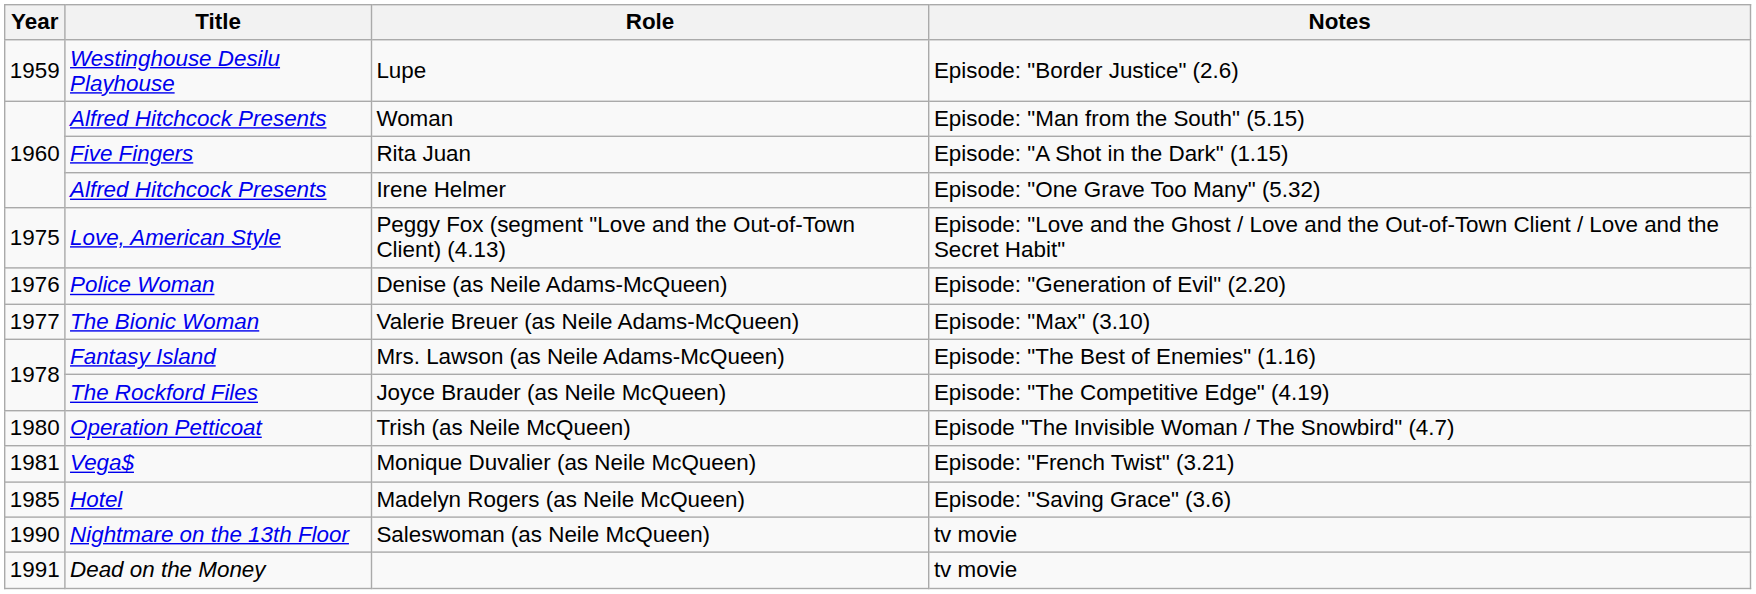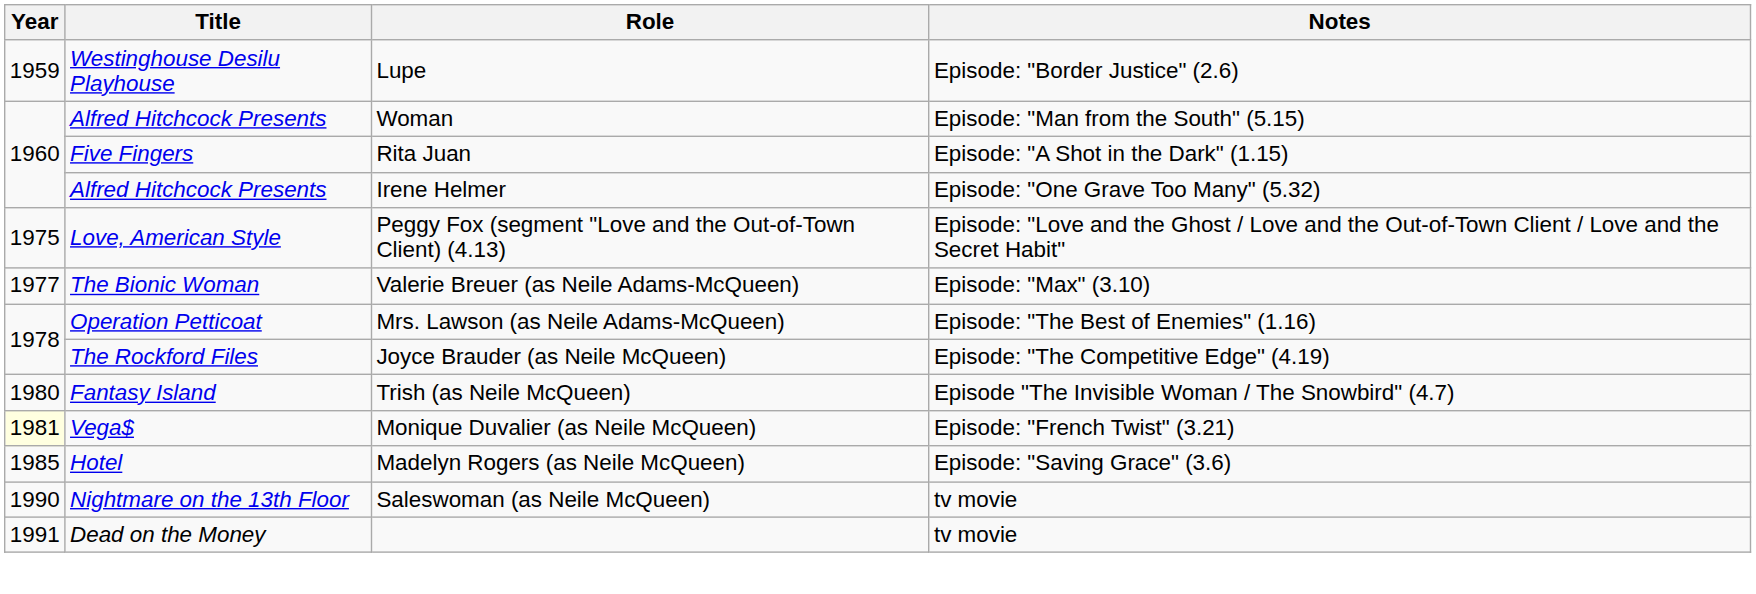- row: (552, 285)
(143, 356) Fantasy Island -> (166, 321) Operation Petticoat
(166, 427) Operation Petticoat -> (143, 392) Fantasy Island
(35, 463) no background -> (35, 427) lightyellow background
